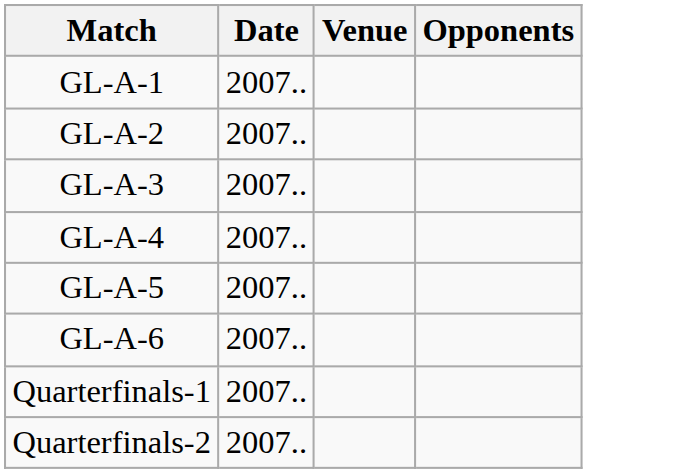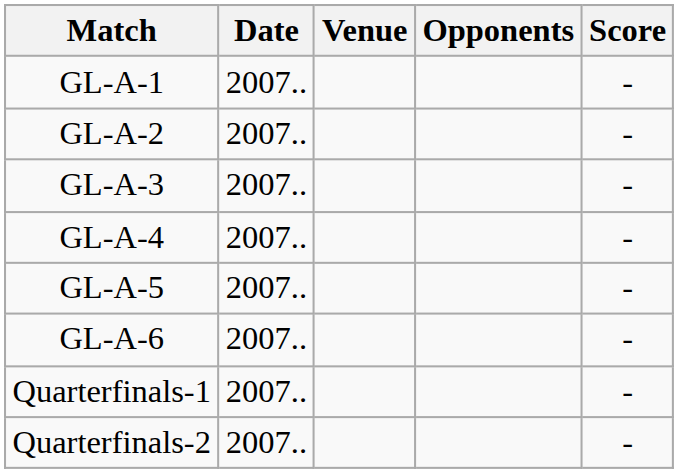+ column: (628, 30)
